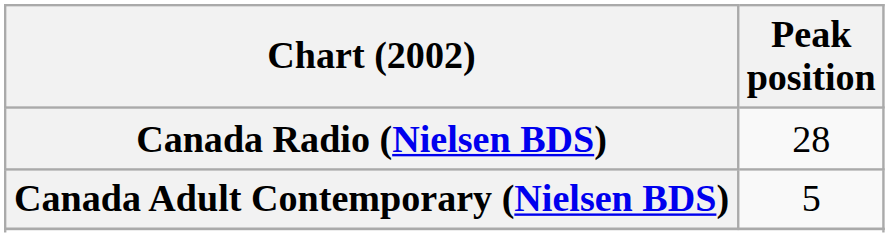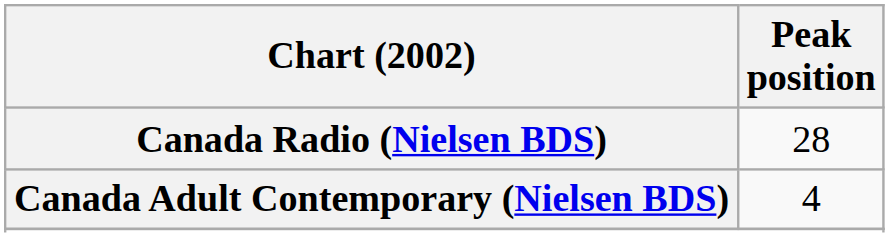(811, 198) 5 -> (811, 198) 4
